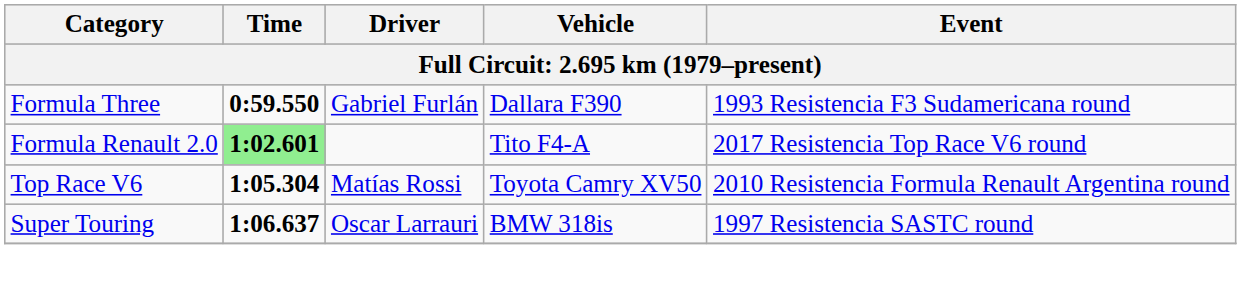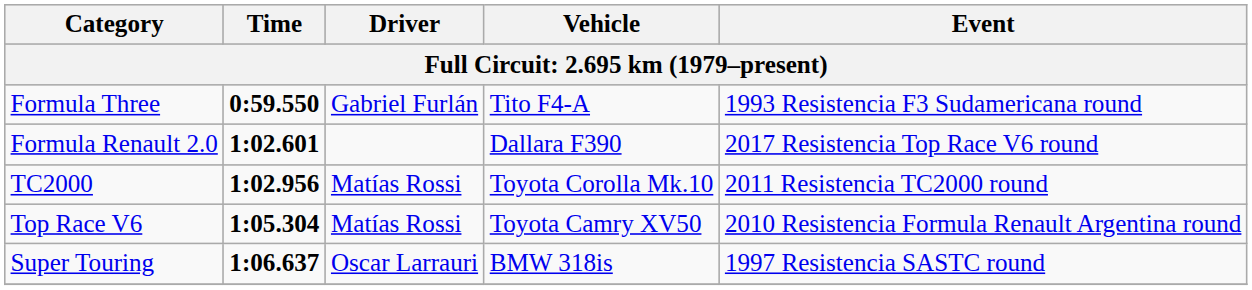(556, 104) Dallara F390 -> (540, 104) Tito F4-A
(274, 143) lightgreen background -> (274, 143) no background
(540, 143) Tito F4-A -> (556, 143) Dallara F390
+ row: (52, 183)
